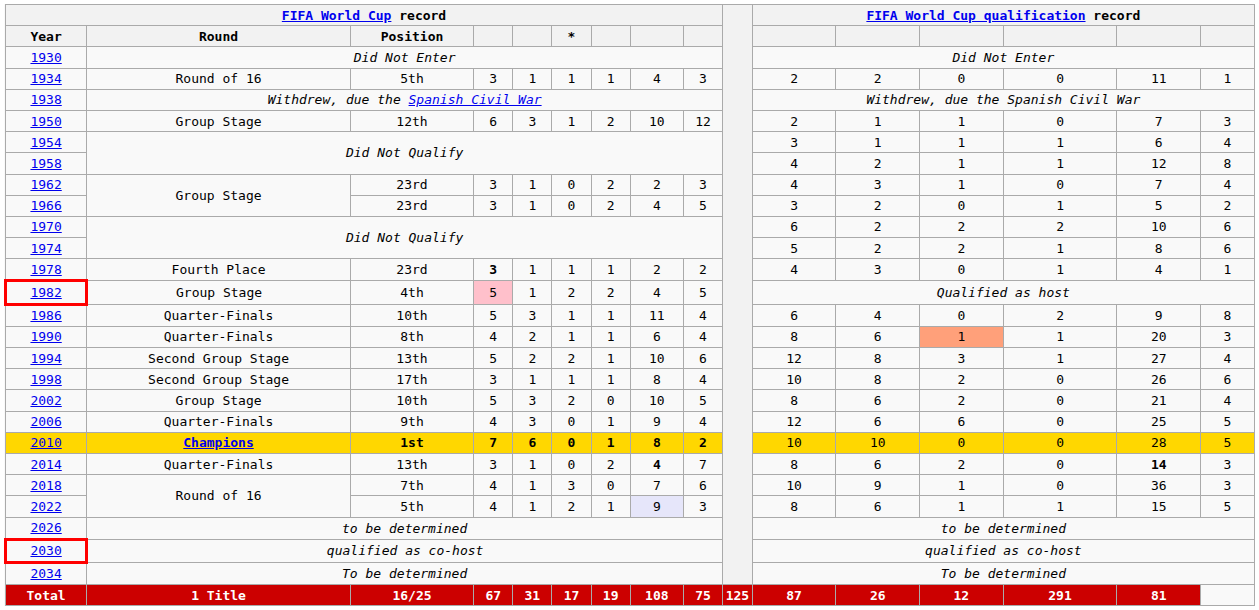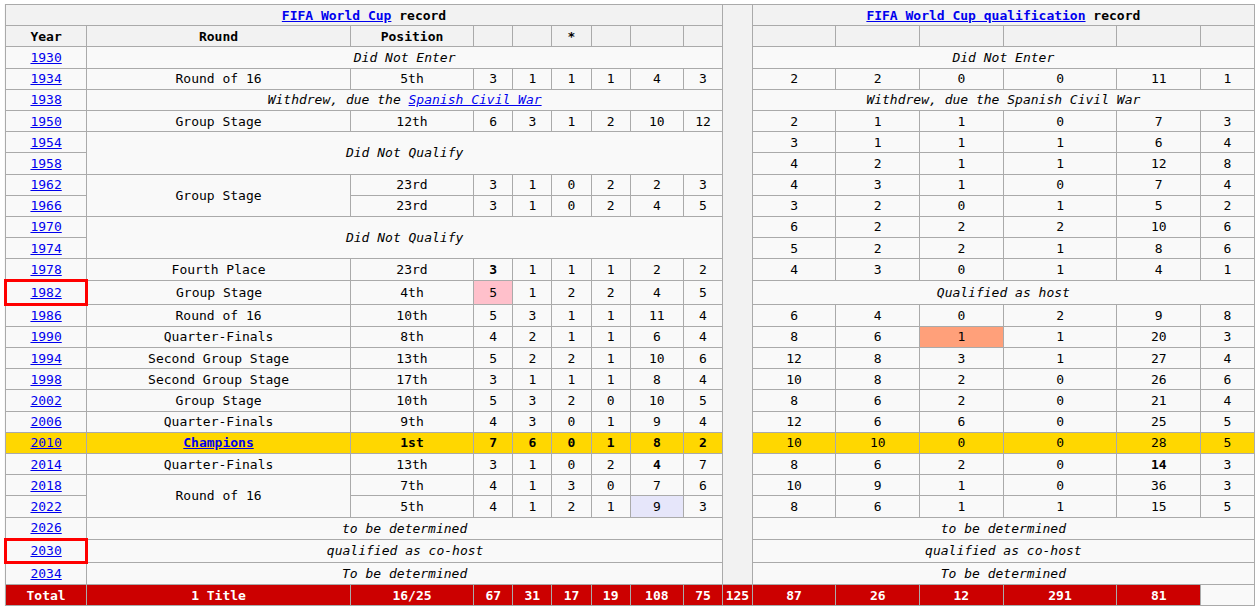(219, 315) Quarter-Finals -> (219, 315) Round of 16
